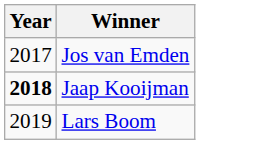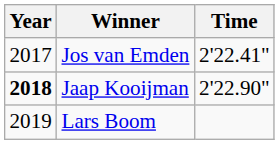+ column: (234, 21)
